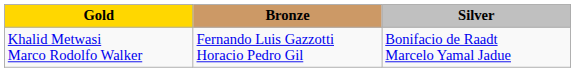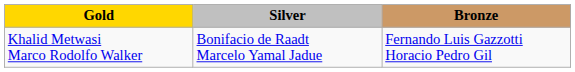columns swapped: (476, 16) <-> (288, 16)
